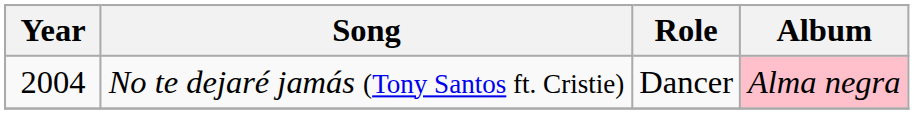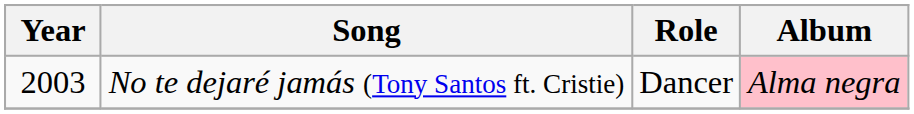(53, 81) 2004 -> (53, 81) 2003
